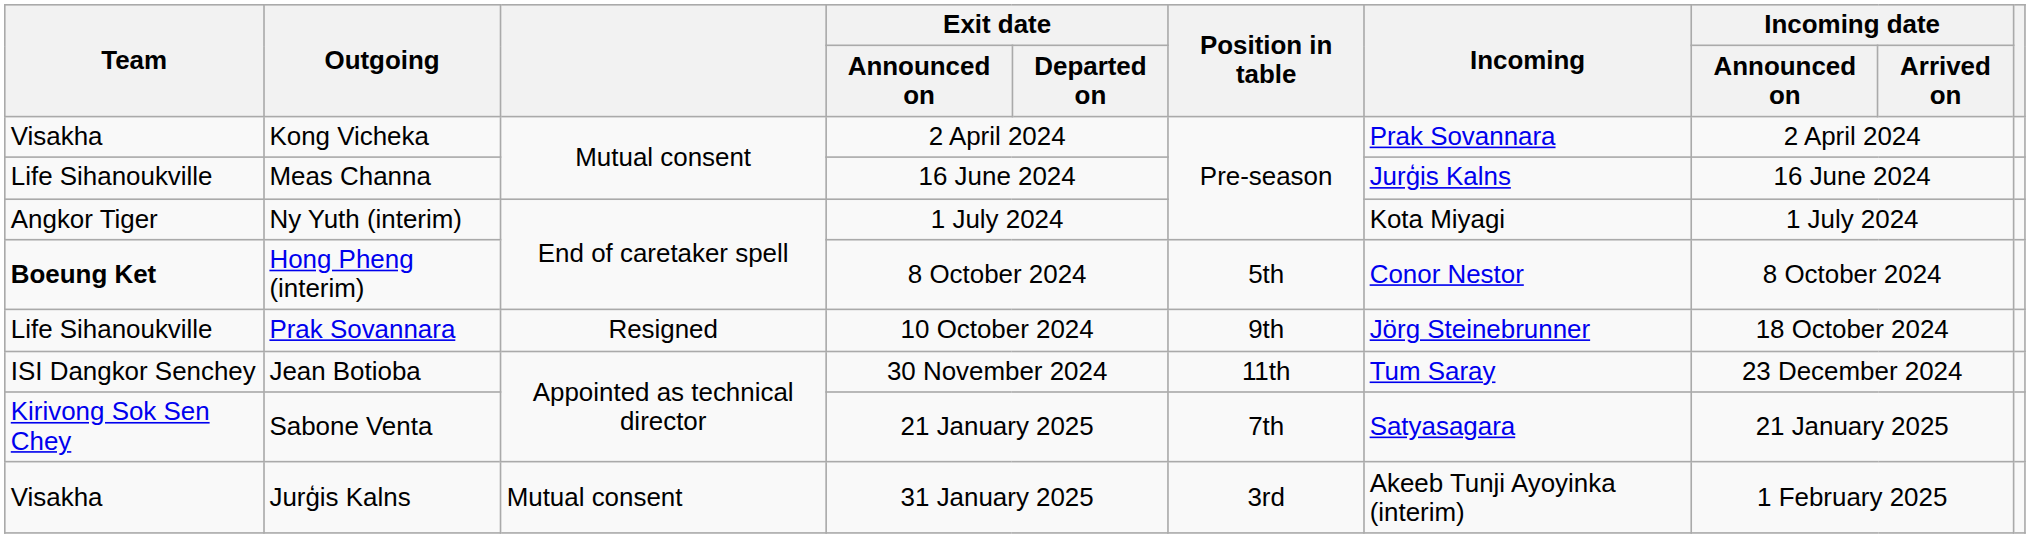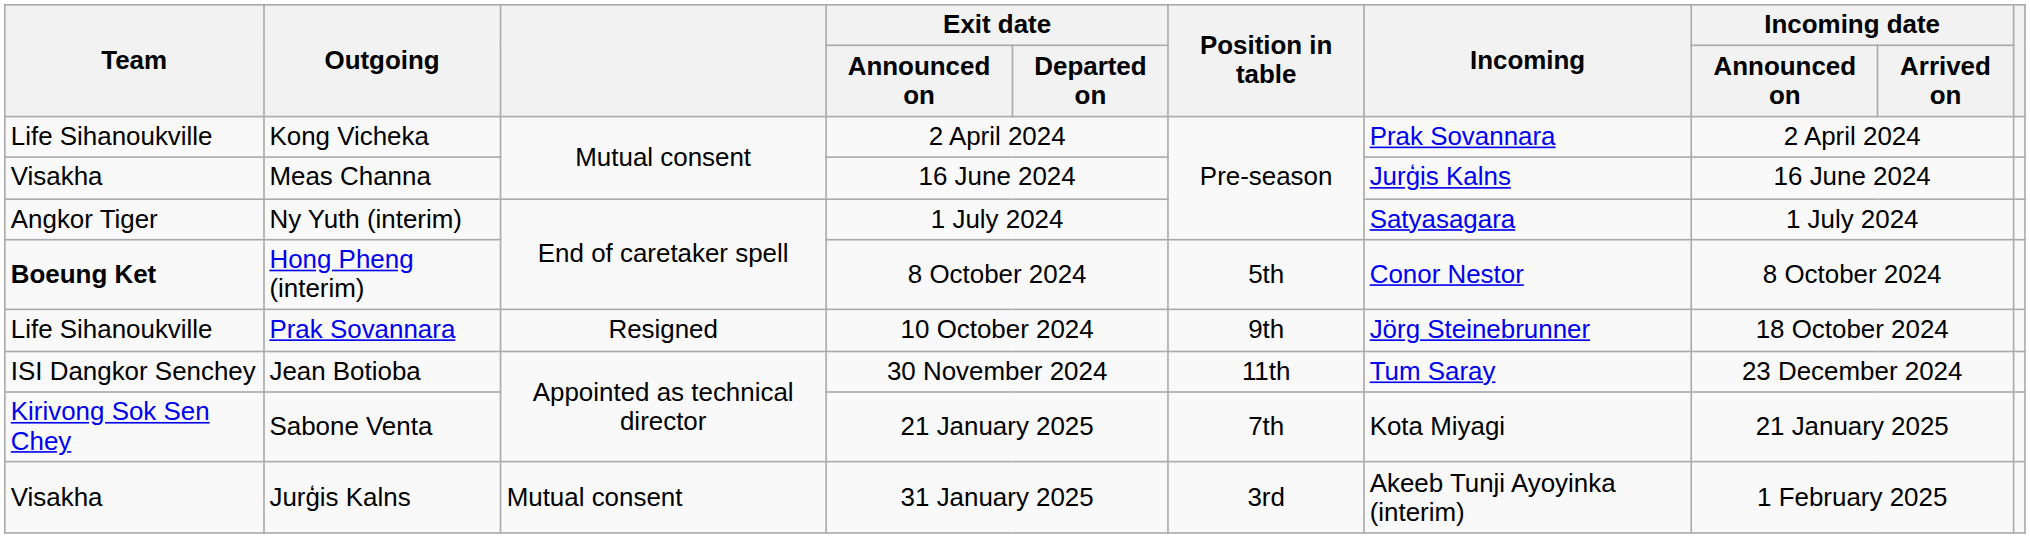(57, 136) Visakha -> (112, 136) Life Sihanoukville
(112, 177) Life Sihanoukville -> (57, 177) Visakha
(1437, 218) Kota Miyagi -> (1442, 218) Satyasagara
(1442, 426) Satyasagara -> (1437, 426) Kota Miyagi
